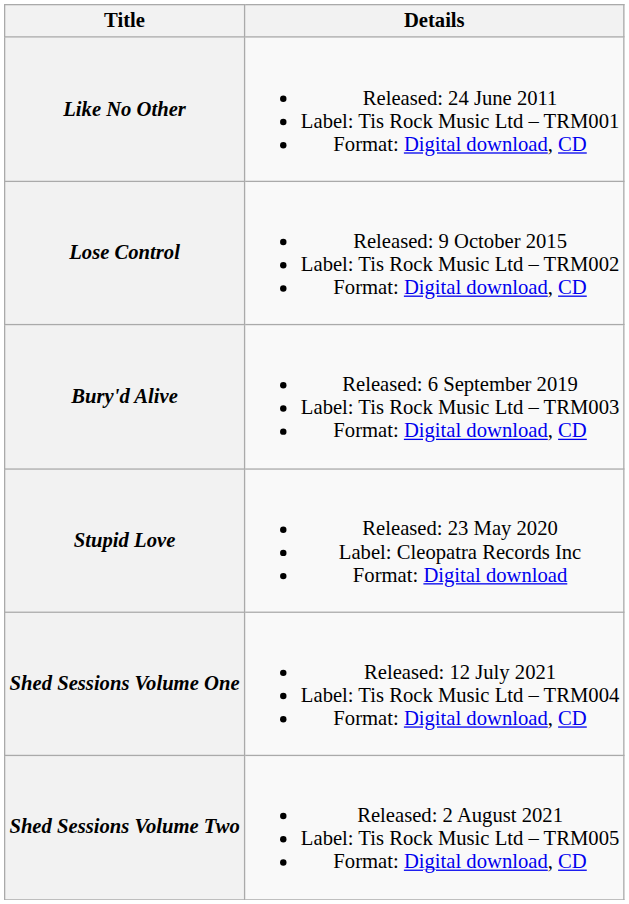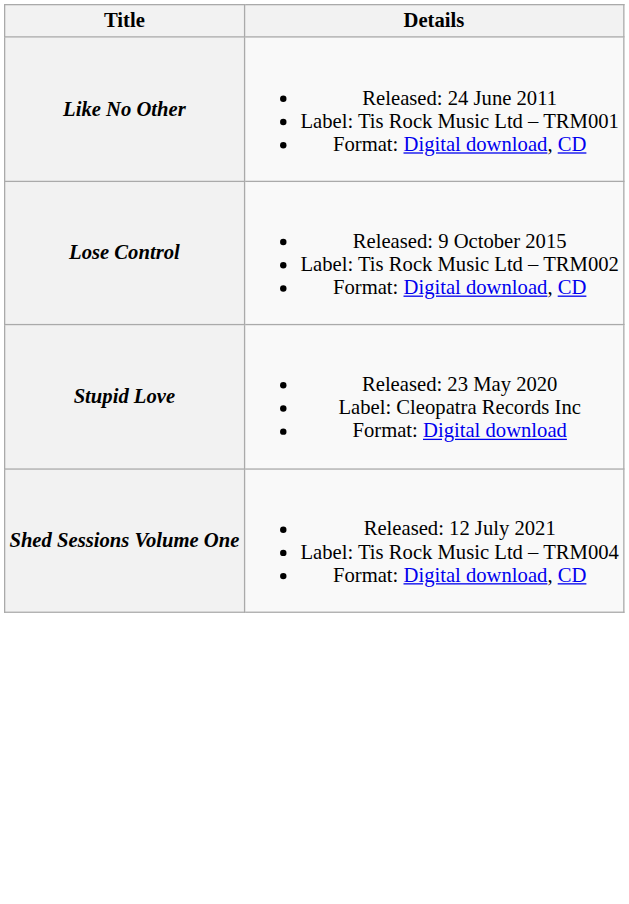- row: (125, 396)
- row: (125, 827)
